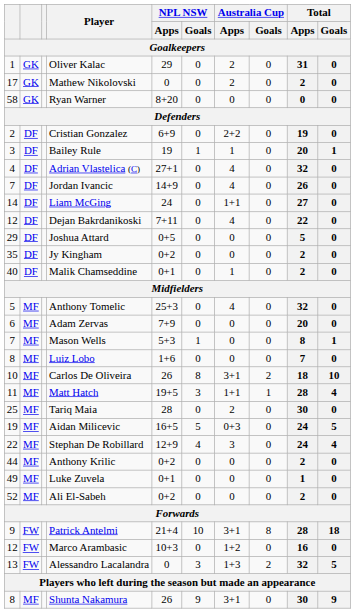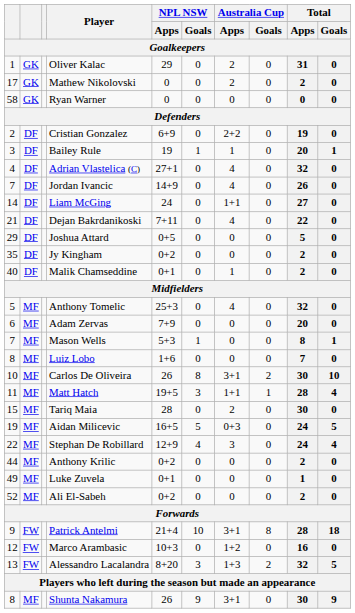(167, 99) 8+20 -> (167, 99) 0
(12, 220) 12 -> (12, 220) 21
(302, 375) 18 -> (302, 375) 30
(12, 409) 25 -> (12, 409) 15
(167, 565) 0 -> (167, 565) 8+20
